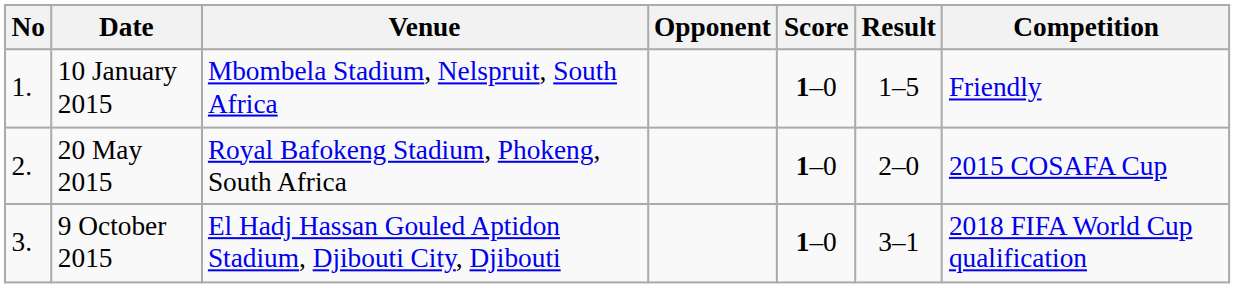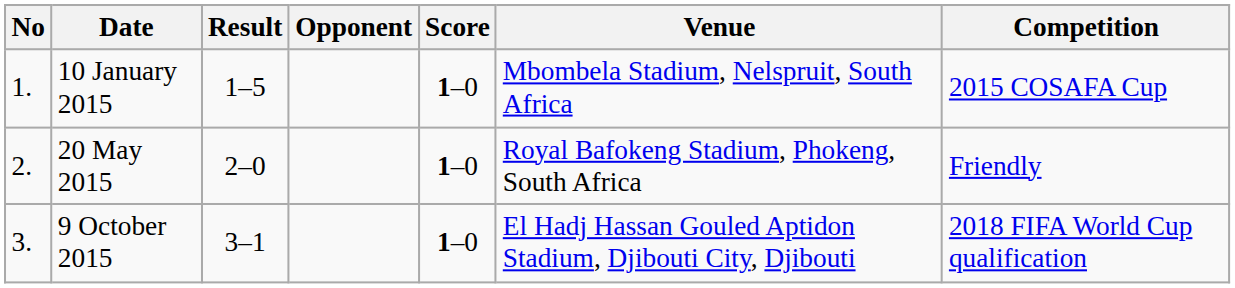columns swapped: (424, 26) <-> (899, 26)
(995, 87) Friendly -> (1058, 87) 2015 COSAFA Cup
(1058, 165) 2015 COSAFA Cup -> (995, 165) Friendly
